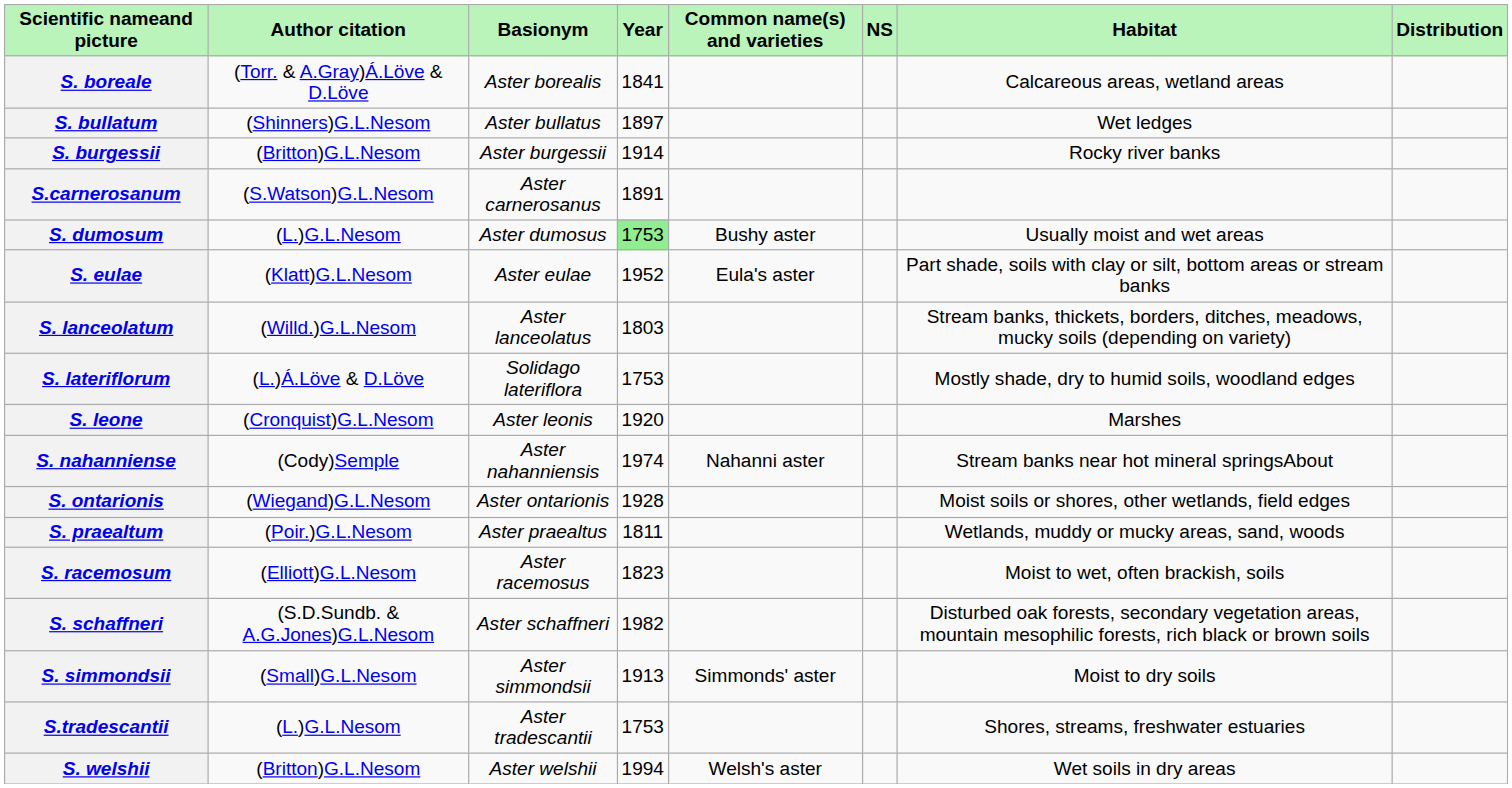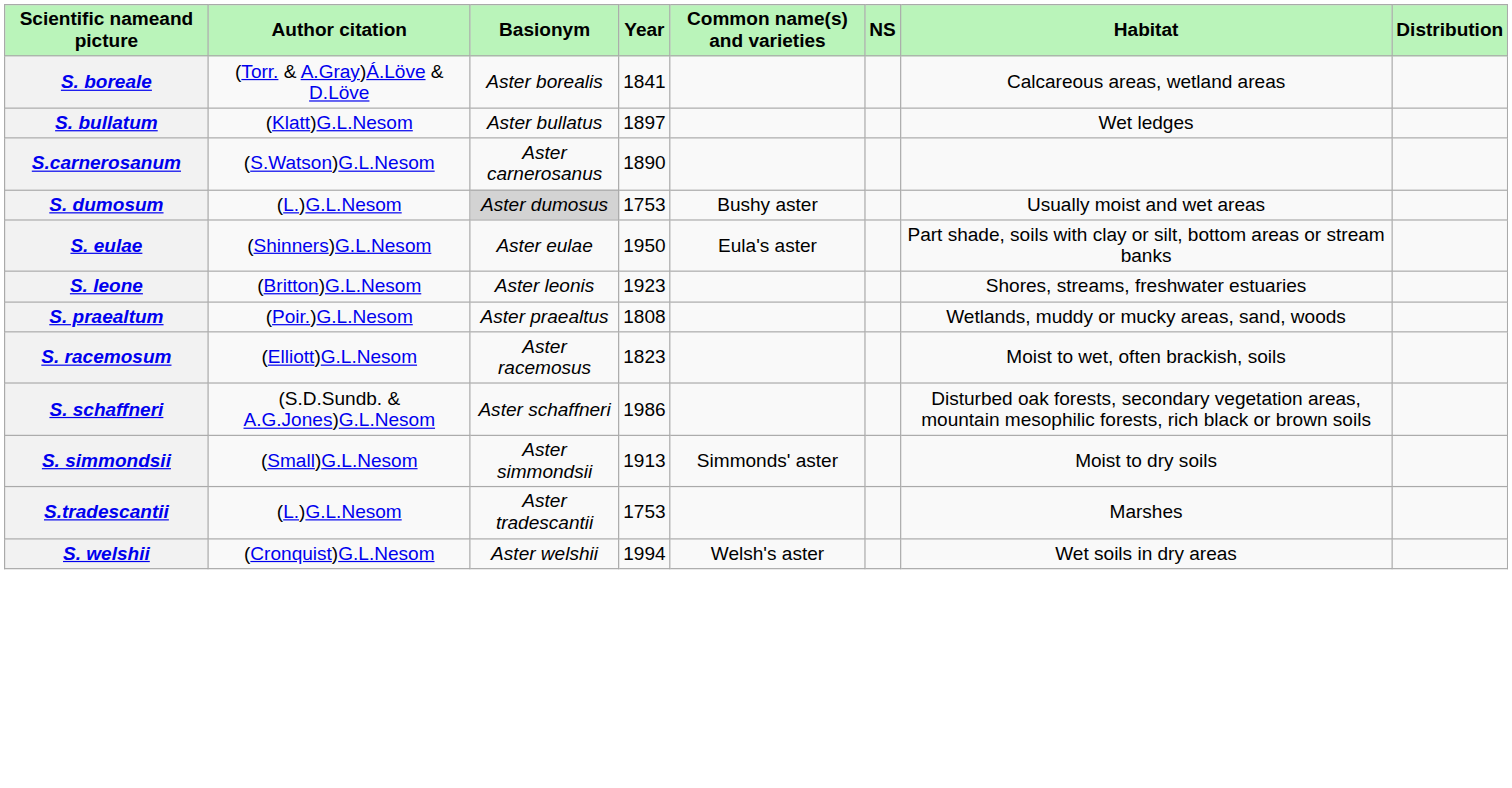(338, 122) (Shinners)G.L.Nesom -> (339, 122) (Klatt)G.L.Nesom
- row: (106, 153)
(643, 193) 1891 -> (644, 163) 1890
(543, 234) no background -> (545, 204) lightgrey background
(643, 234) lightgreen background -> (644, 204) no background
(338, 275) (Klatt)G.L.Nesom -> (339, 245) (Shinners)G.L.Nesom
(643, 275) 1952 -> (644, 245) 1950
- row: (106, 327)
- row: (106, 378)
(338, 419) (Cronquist)G.L.Nesom -> (339, 286) (Britton)G.L.Nesom
(643, 419) 1920 -> (644, 286) 1923
(1145, 419) Marshes -> (1146, 286) Shores, streams, freshwater estuaries
- row: (106, 460)
- row: (106, 501)
(643, 531) 1811 -> (644, 316) 1808
(643, 624) 1982 -> (644, 409) 1986
(1145, 727) Shores, streams, freshwater estuaries -> (1146, 512) Marshes
(338, 768) (Britton)G.L.Nesom -> (339, 553) (Cronquist)G.L.Nesom
